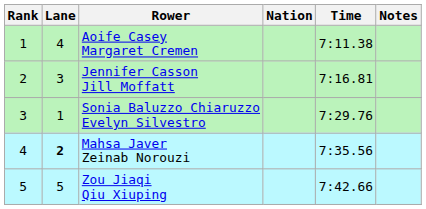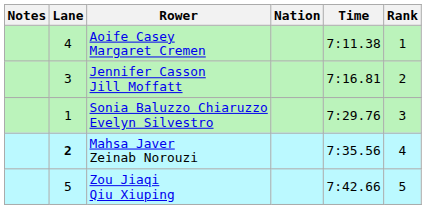columns swapped: (23, 15) <-> (399, 15)
